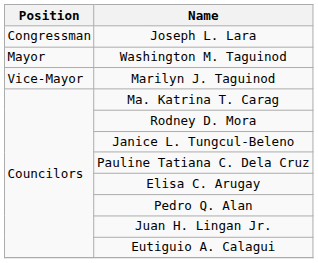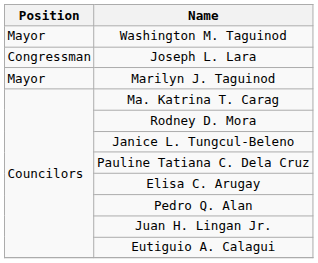rows swapped: (203, 36) <-> (203, 57)
(45, 78) Vice-Mayor -> (26, 78) Mayor
